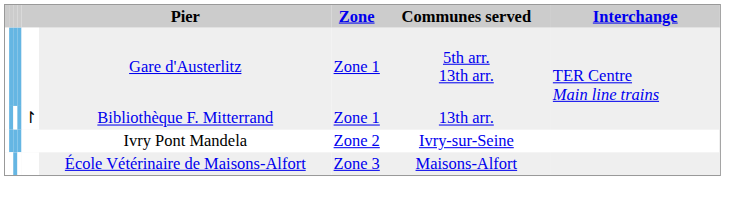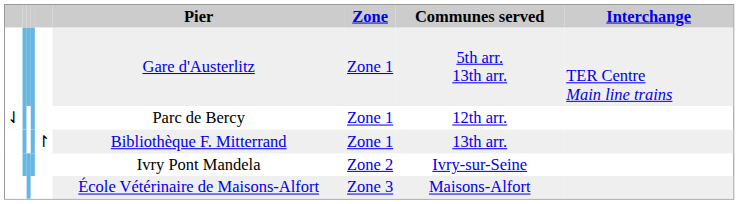+ row: (14, 118)
